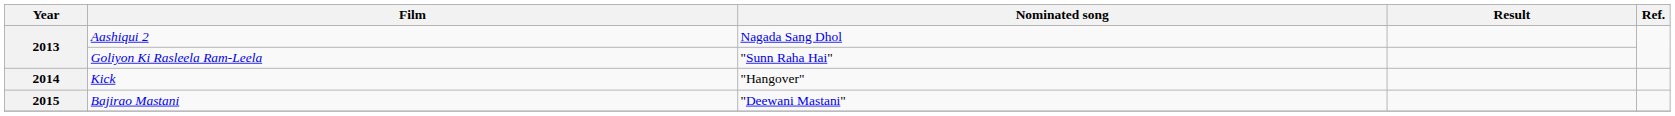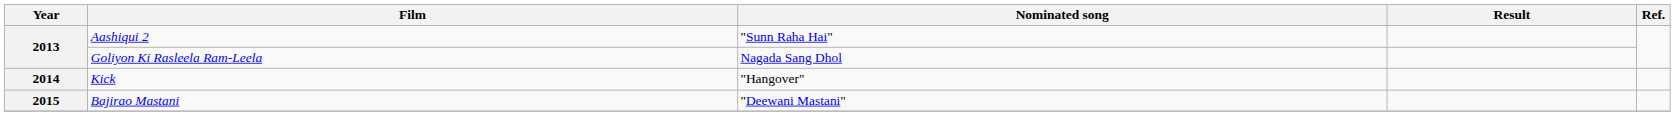(791, 36) Nagada Sang Dhol -> (787, 36) "Sunn Raha Hai"
(787, 57) "Sunn Raha Hai" -> (791, 57) Nagada Sang Dhol
